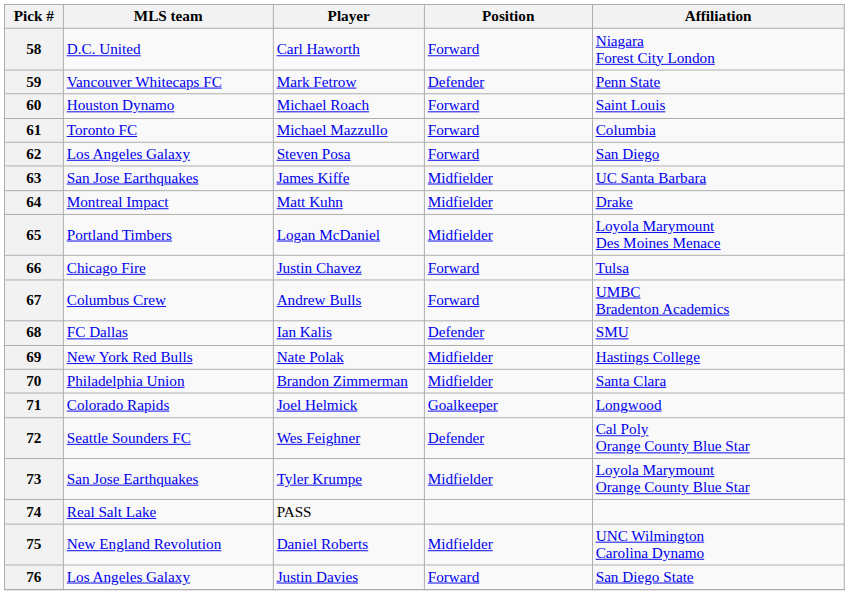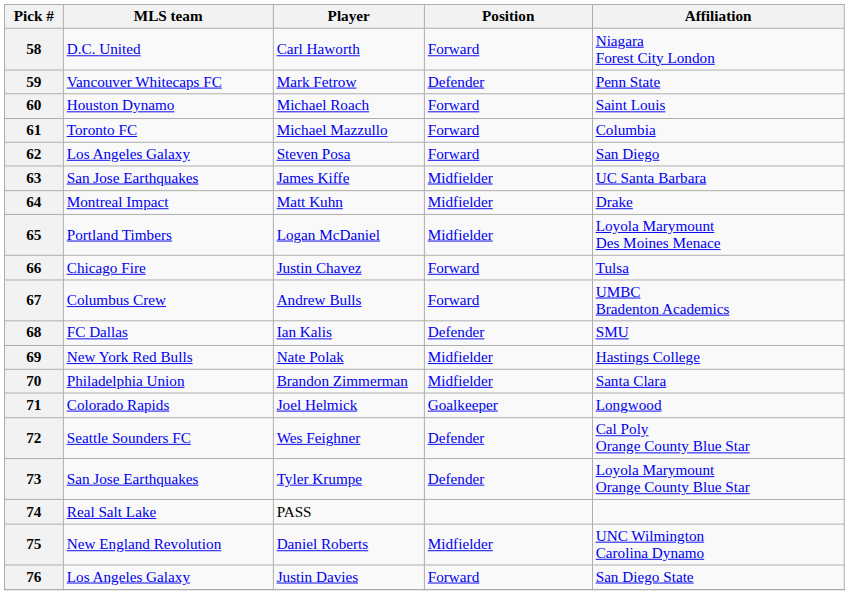(460, 479) Midfielder -> (456, 479) Defender
